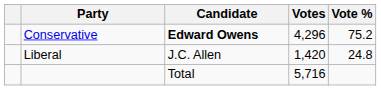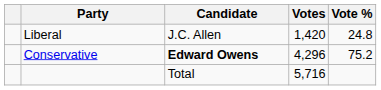rows swapped: (61, 34) <-> (43, 54)
